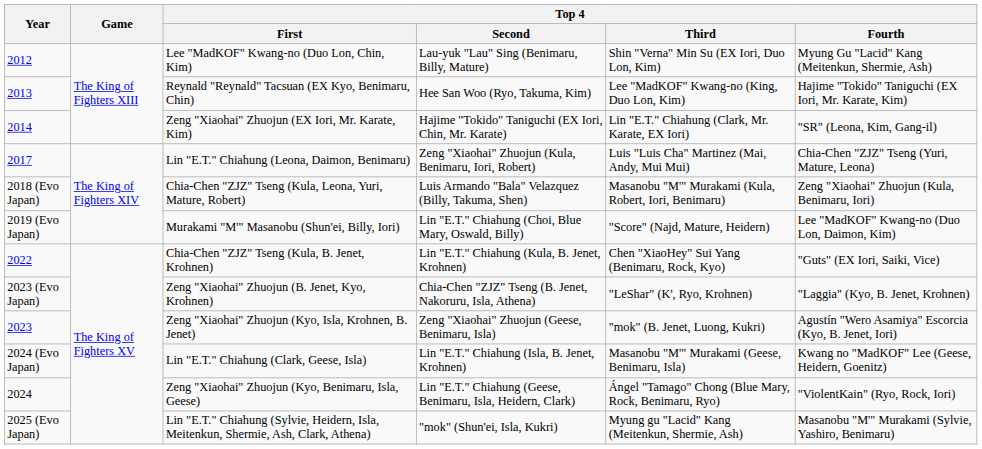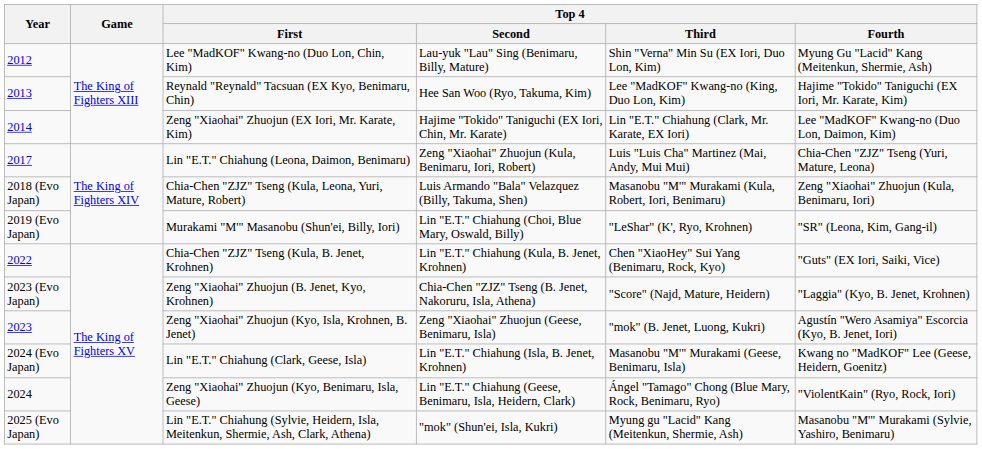(867, 127) "SR" (Leona, Kim, Gang-il) -> (879, 127) Lee "MadKOF" Kwang-no (Duo Lon, Daimon, Kim)
(689, 227) "Score" (Najd, Mature, Heidern) -> (680, 227) "LeShar" (K', Ryo, Krohnen)
(879, 227) Lee "MadKOF" Kwang-no (Duo Lon, Daimon, Kim) -> (867, 227) "SR" (Leona, Kim, Gang-il)
(680, 294) "LeShar" (K', Ryo, Krohnen) -> (689, 294) "Score" (Najd, Mature, Heidern)
